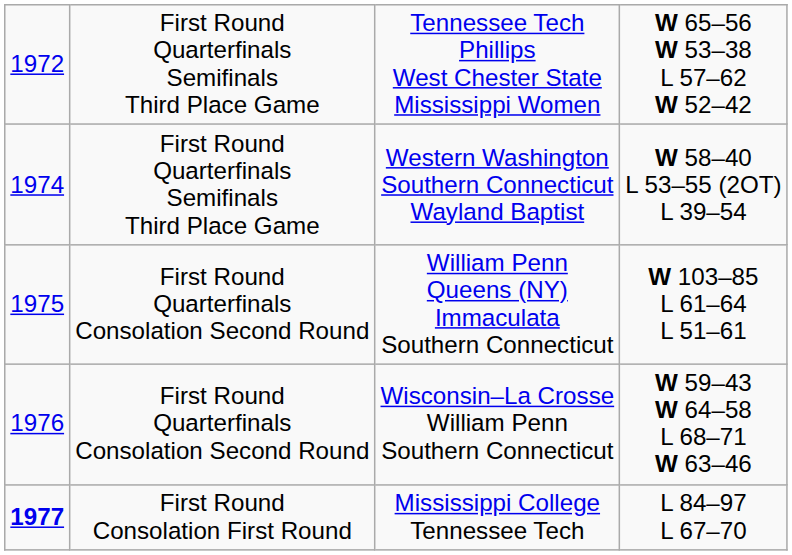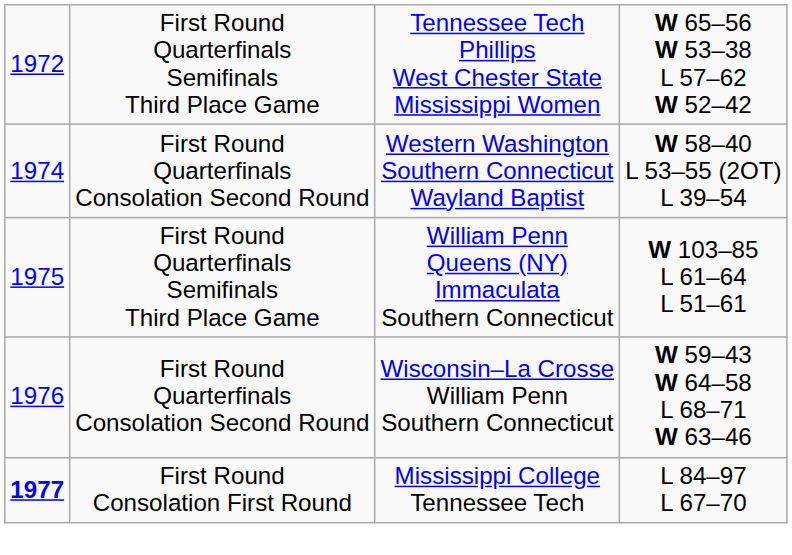(222, 184) First Round Quarterfinals Semifinals Third Place Game -> (222, 170) First Round Quarterfinals Consolation Second Round
(222, 304) First Round Quarterfinals Consolation Second Round -> (222, 276) First Round Quarterfinals Semifinals Third Place Game
